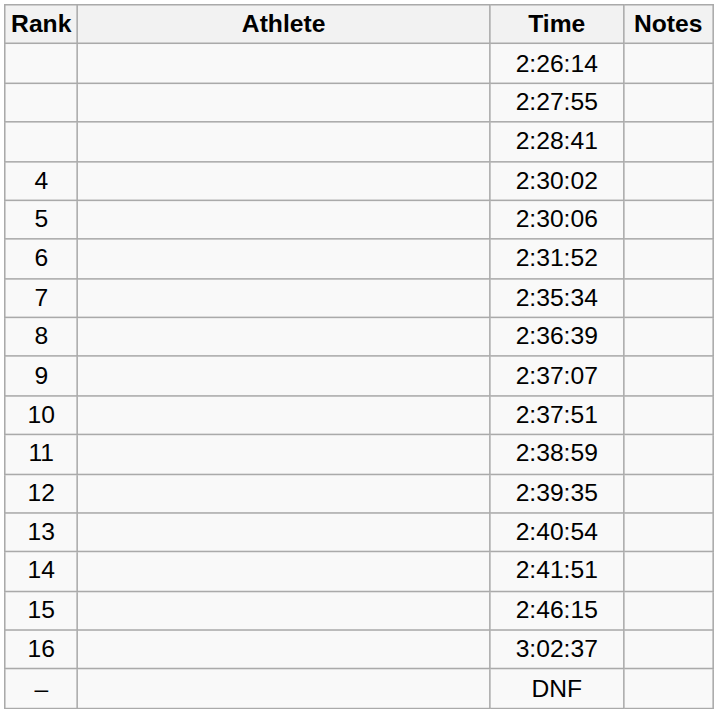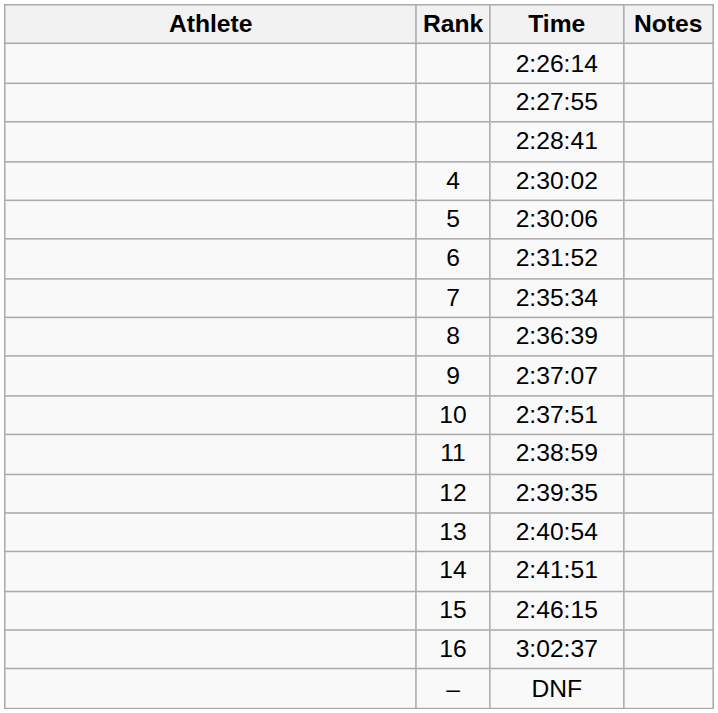columns swapped: (41, 24) <-> (284, 24)
